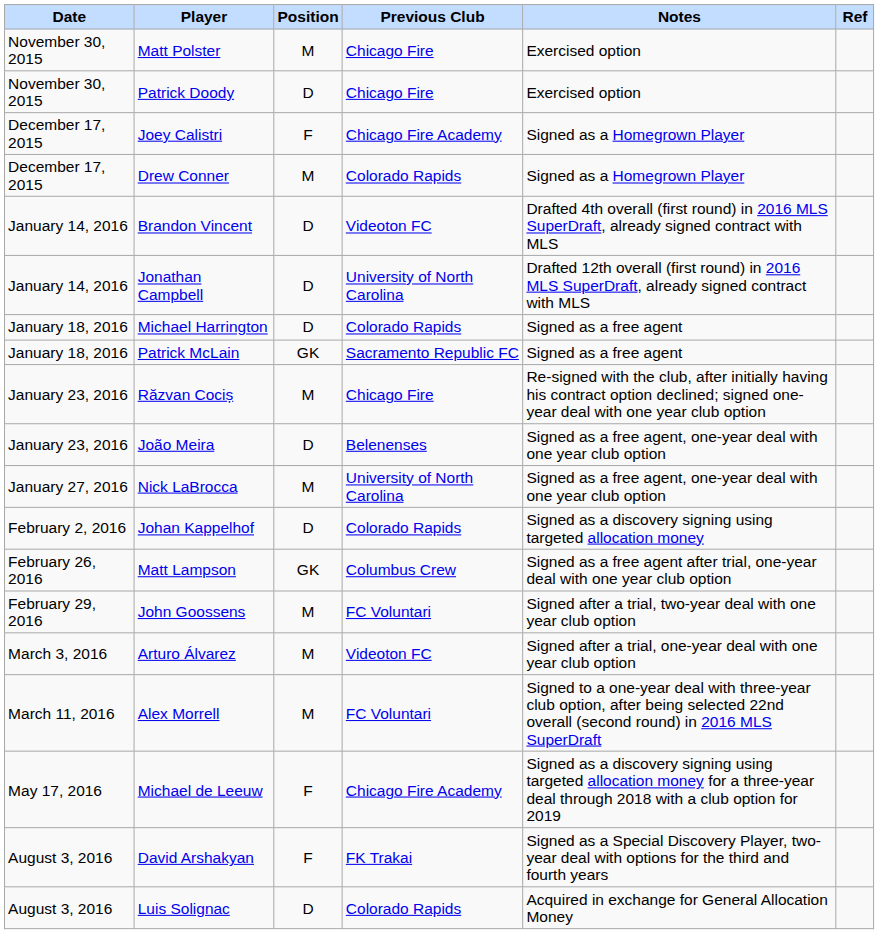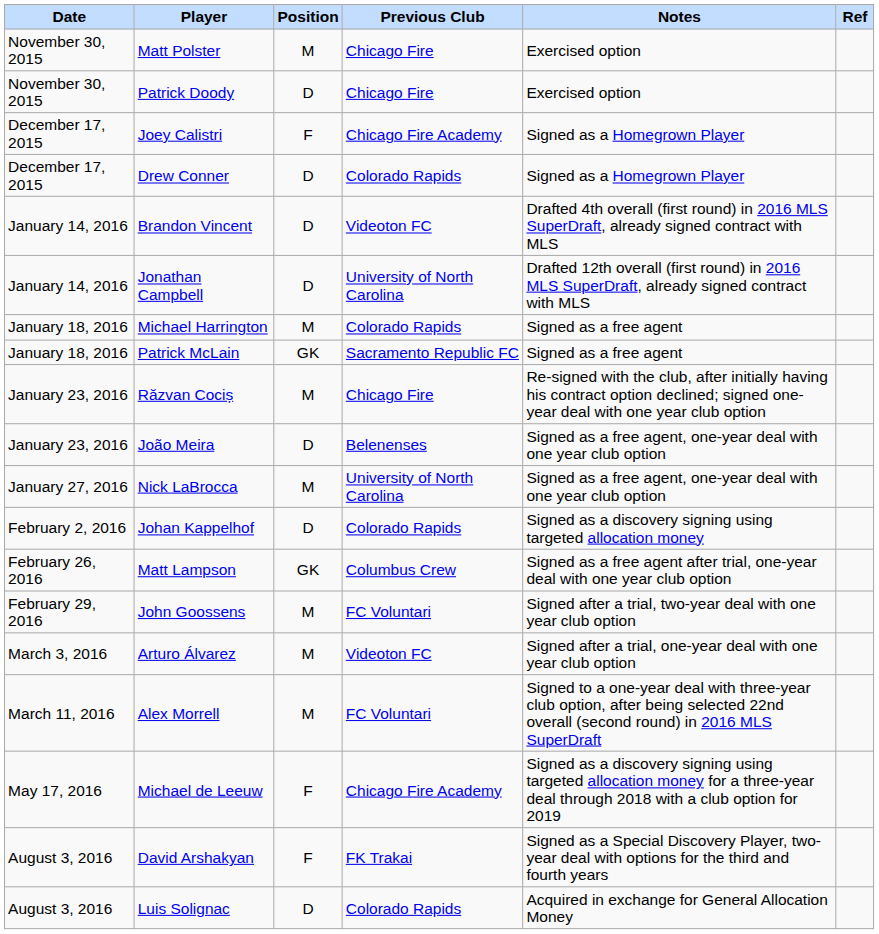(308, 176) M -> (308, 176) D
(308, 327) D -> (308, 327) M
